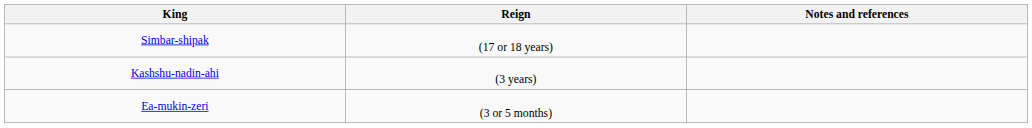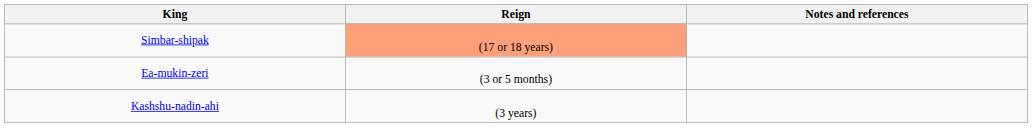(516, 47) no background -> (516, 47) lightsalmon background
rows swapped: (175, 106) <-> (175, 73)
